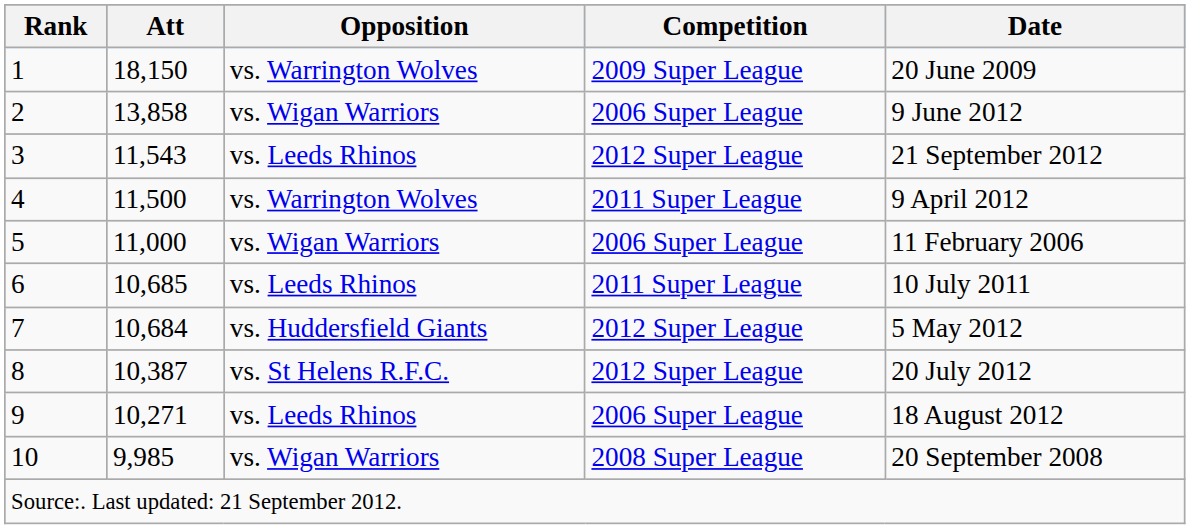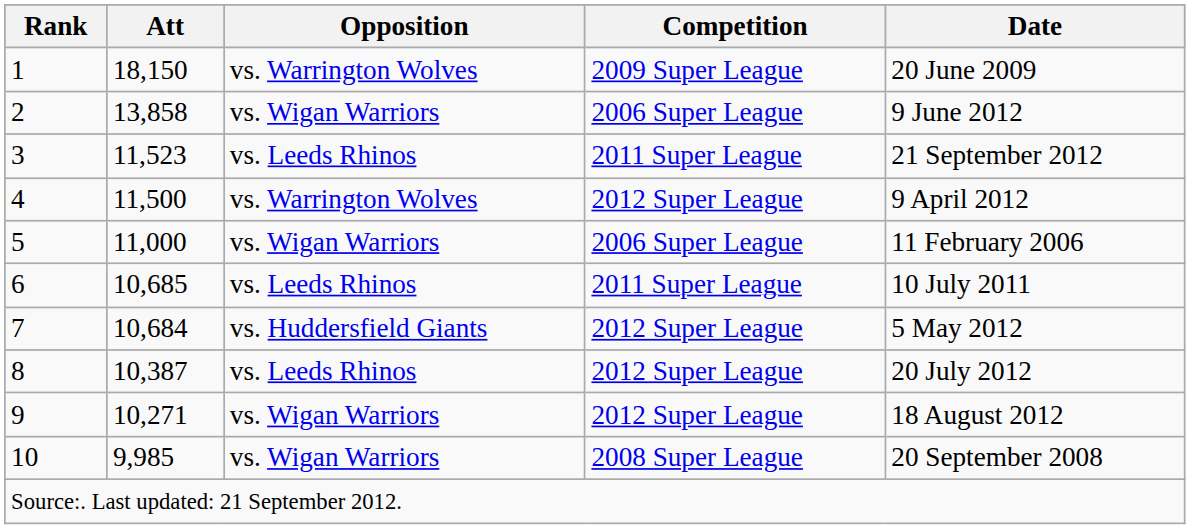(150, 155) 11,543 -> (150, 155) 11,523
(697, 155) 2012 Super League -> (697, 155) 2011 Super League
(697, 198) 2011 Super League -> (697, 198) 2012 Super League
(339, 371) vs. St Helens R.F.C. -> (323, 371) vs. Leeds Rhinos
(323, 414) vs. Leeds Rhinos -> (335, 414) vs. Wigan Warriors
(697, 414) 2006 Super League -> (697, 414) 2012 Super League
